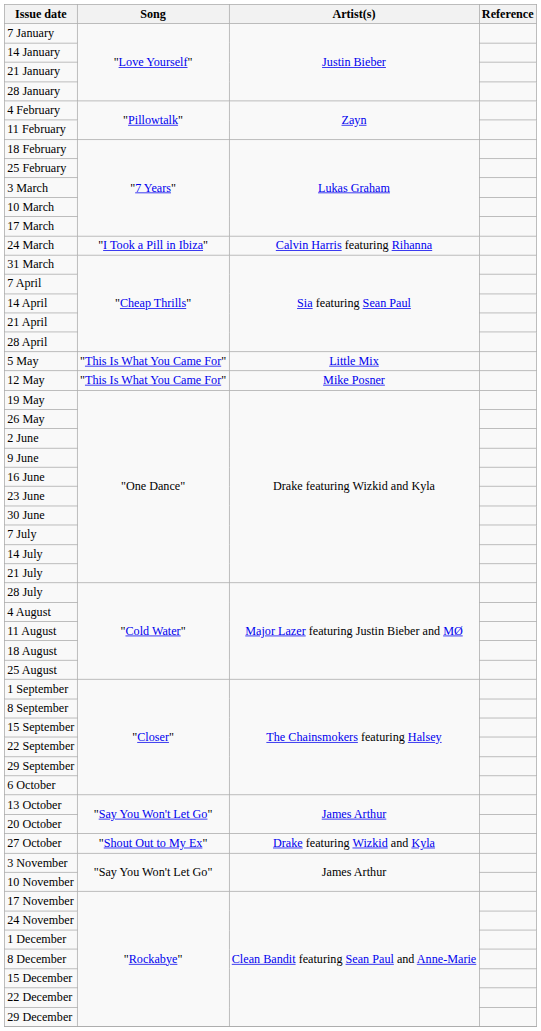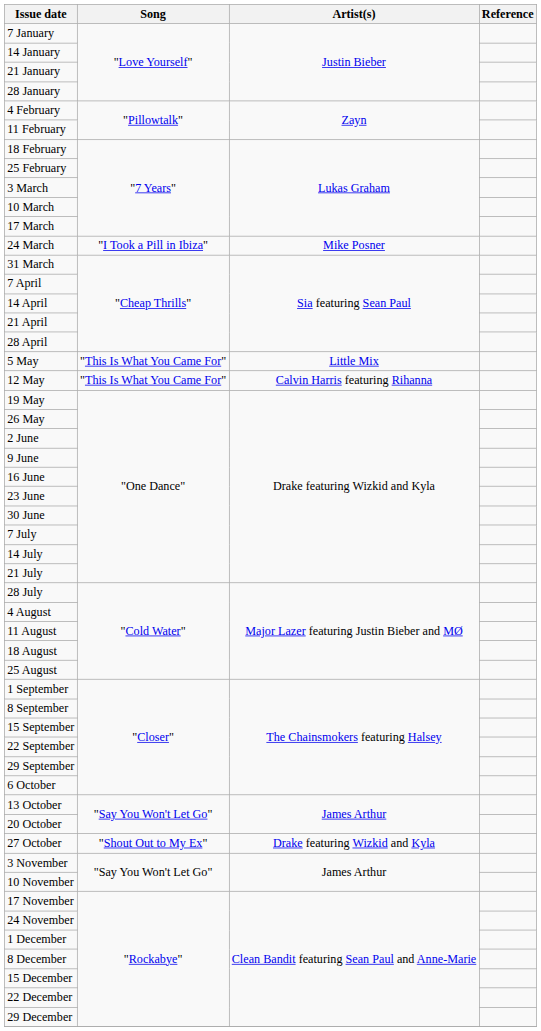(354, 245) Calvin Harris featuring Rihanna -> (354, 245) Mike Posner
(354, 380) Mike Posner -> (354, 380) Calvin Harris featuring Rihanna
